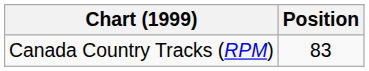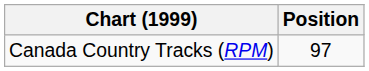(321, 50) 83 -> (321, 50) 97
